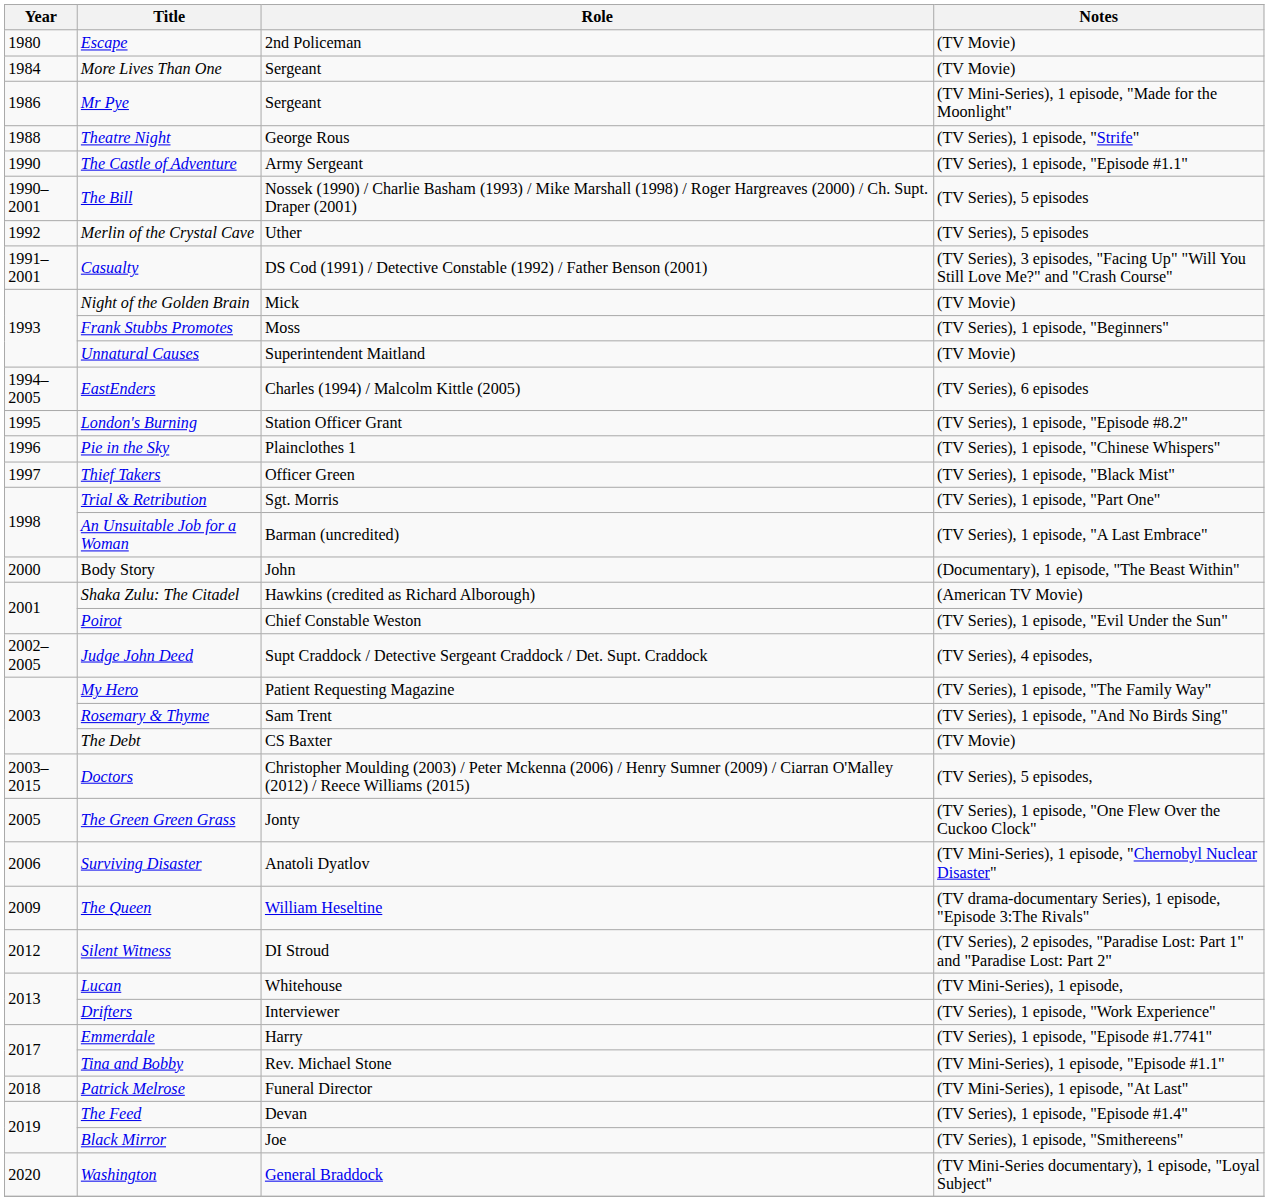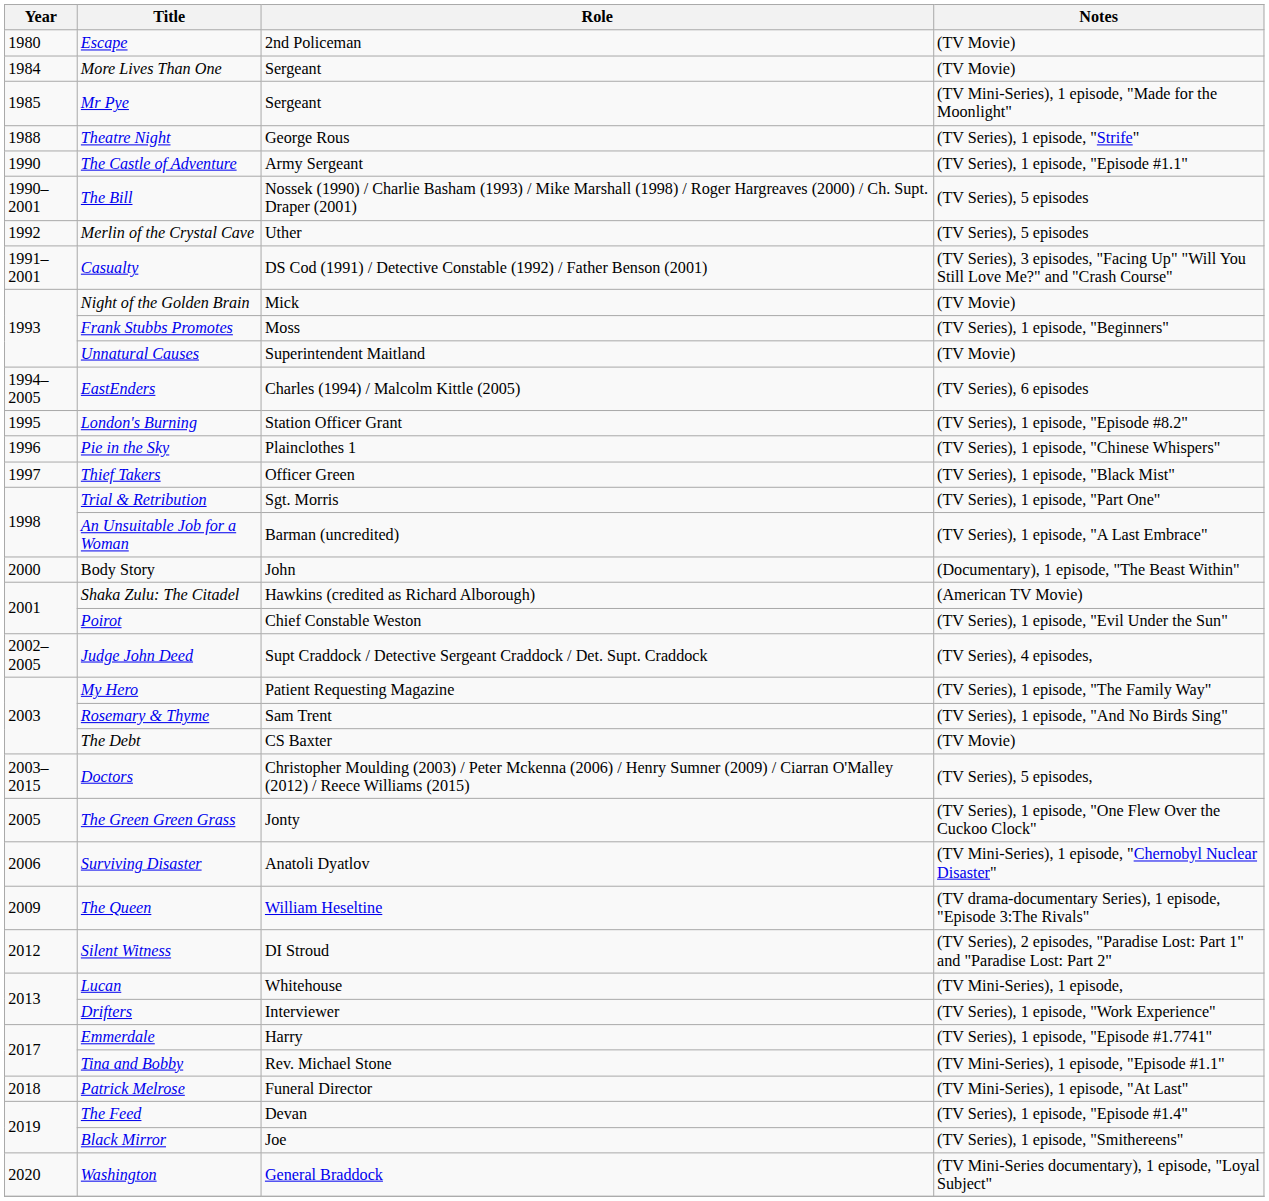(24, 103) 1986 -> (24, 103) 1985
